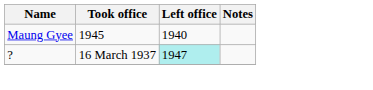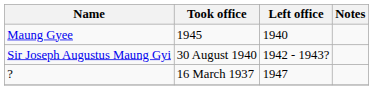+ row: (89, 54)
(174, 54) paleturquoise background -> (275, 74) no background
